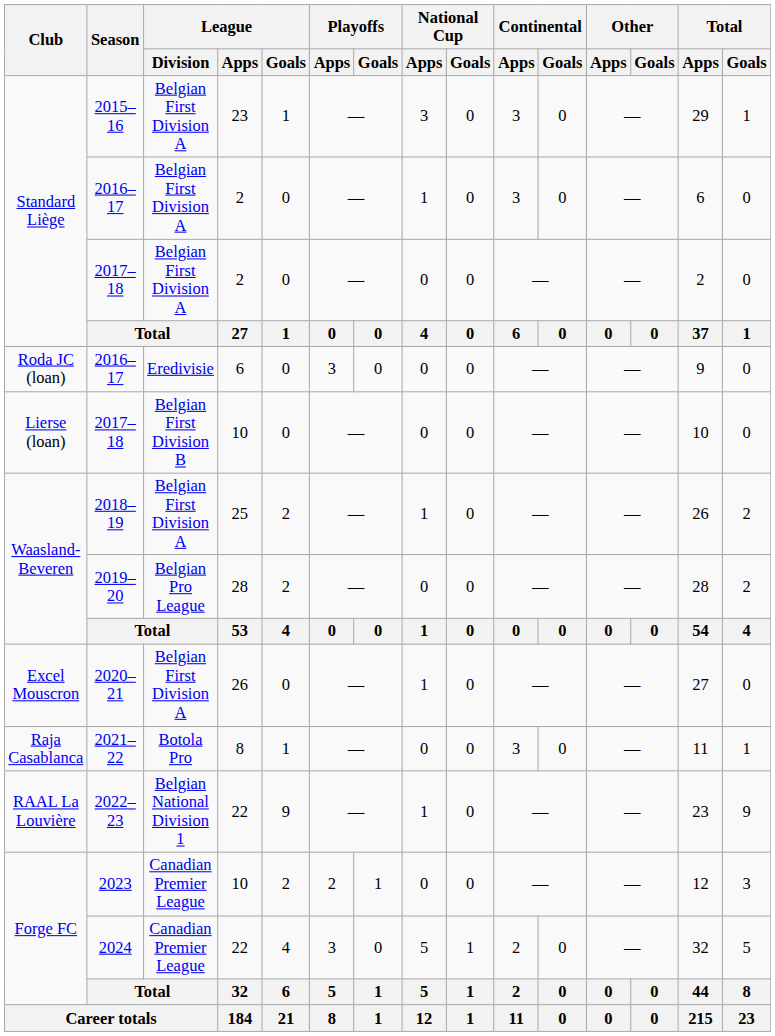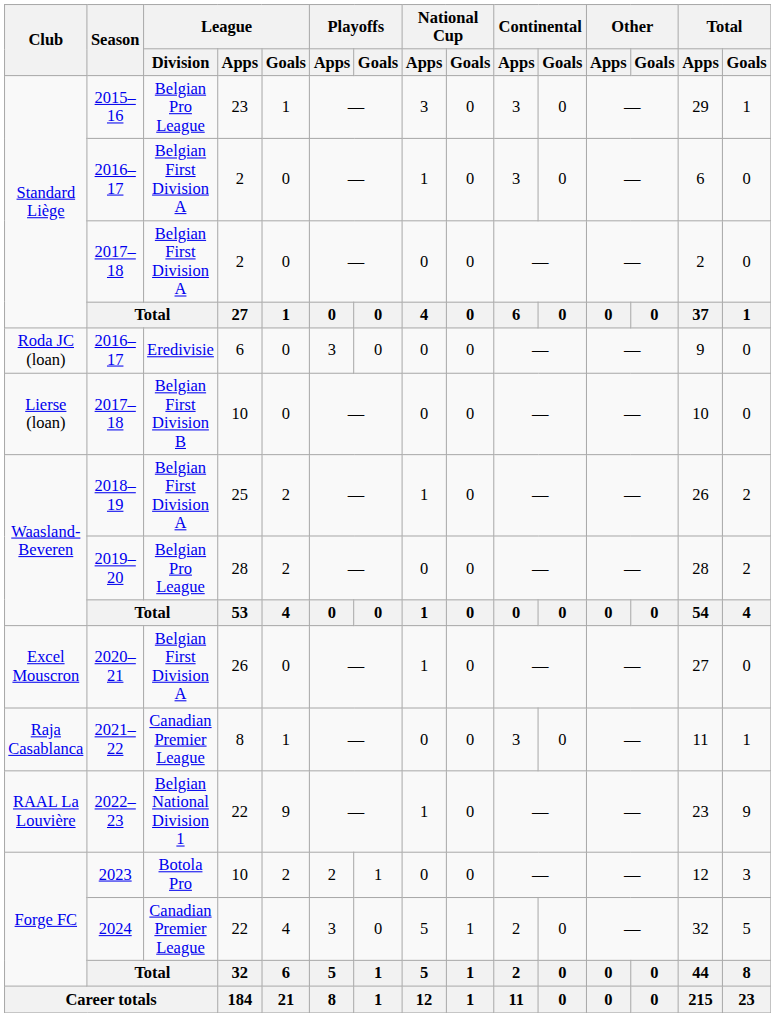(180, 116) Belgian First Division A -> (180, 106) Belgian Pro League
(180, 748) Botola Pro -> (180, 739) Canadian Premier League
(180, 884) Canadian Premier League -> (180, 874) Botola Pro
